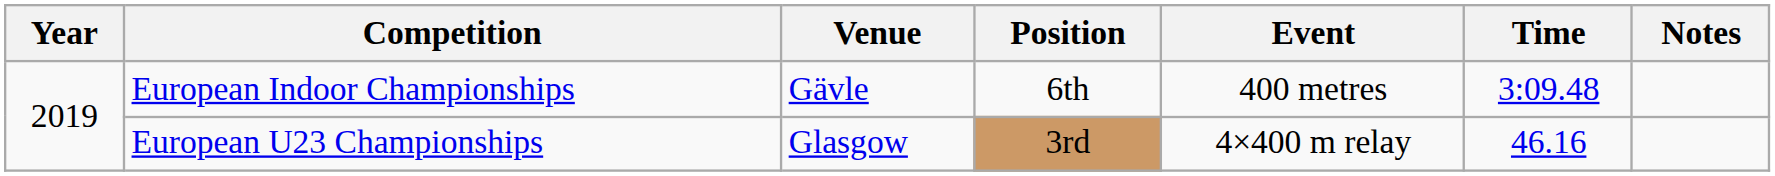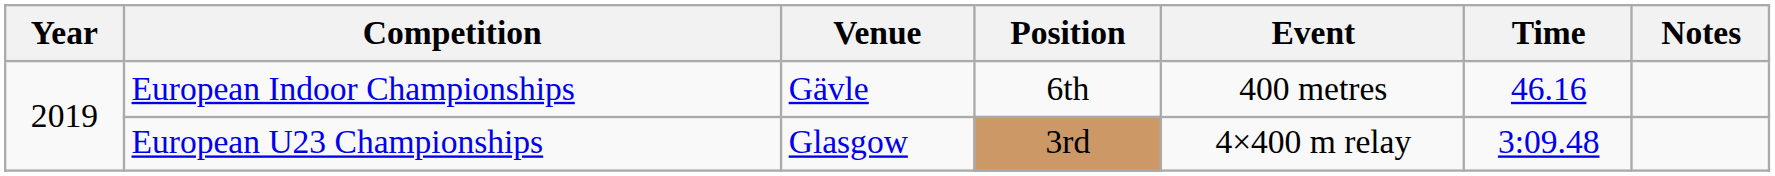(1549, 87) 3:09.48 -> (1549, 87) 46.16
(1549, 143) 46.16 -> (1549, 143) 3:09.48
